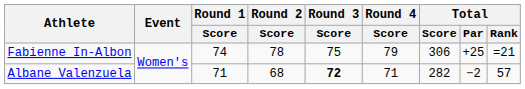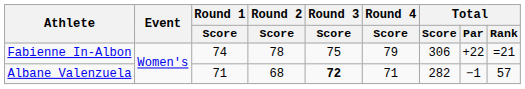(473, 53) +25 -> (473, 53) +22
(473, 73) −2 -> (473, 73) −1
